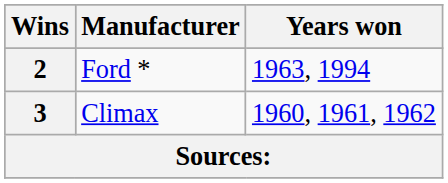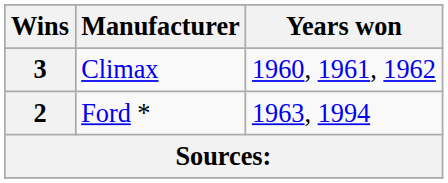rows swapped: (40, 113) <-> (40, 69)
